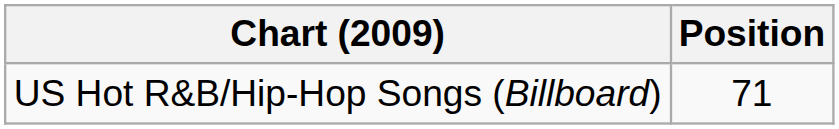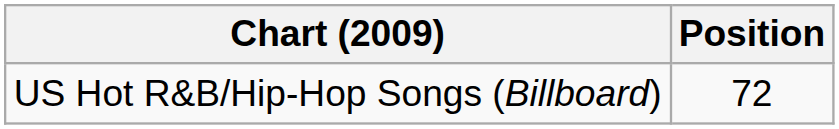(752, 92) 71 -> (752, 92) 72
